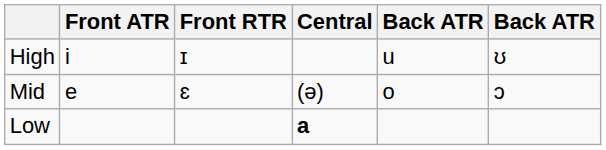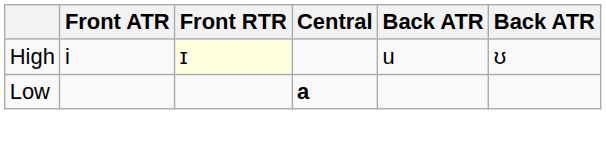(184, 56) no background -> (184, 56) lightyellow background
- row: (27, 91)
